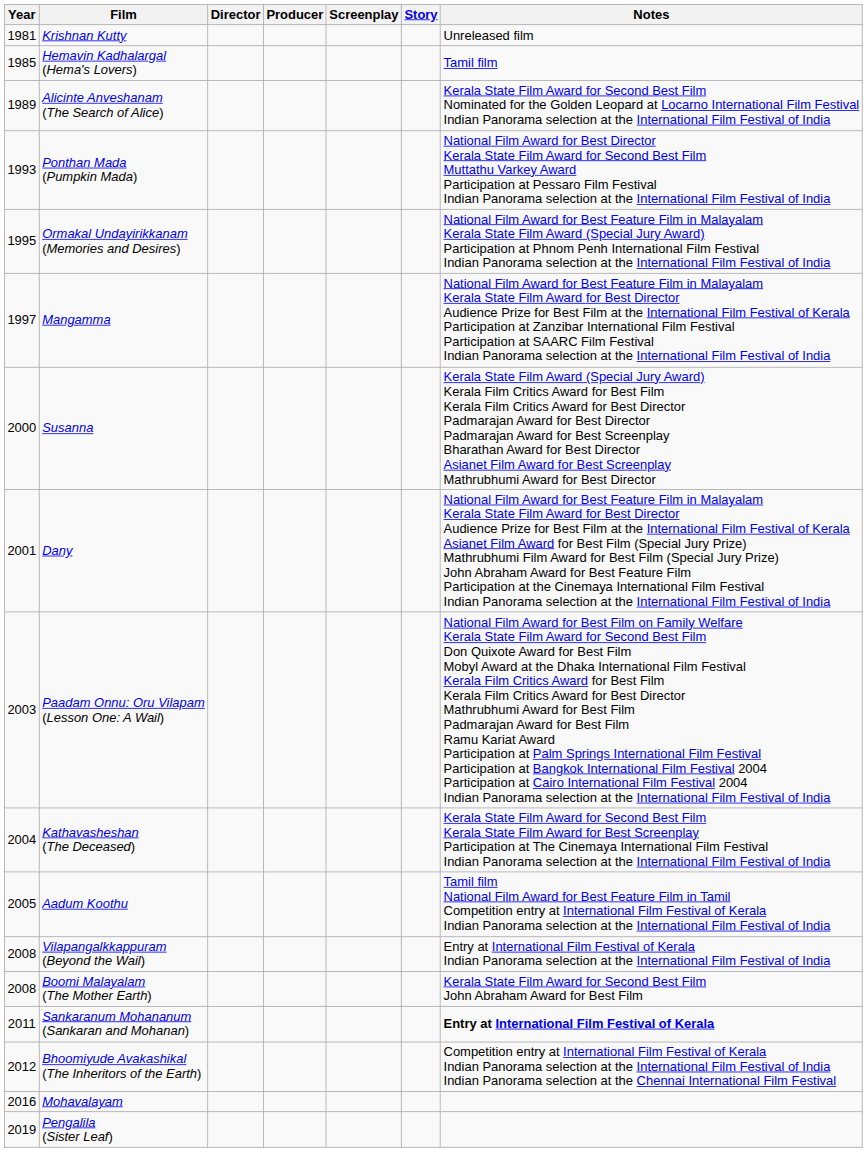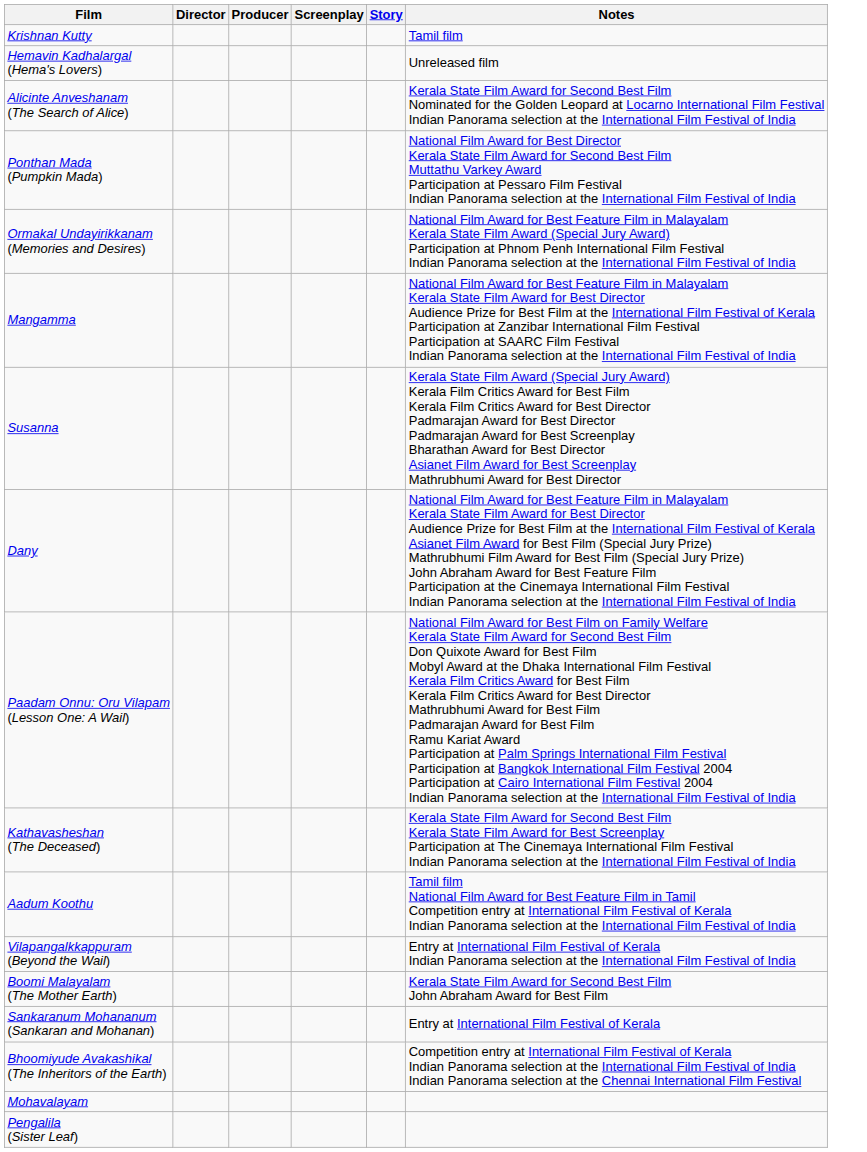- column: (22, 14)
(489, 35) Unreleased film -> (436, 35) Tamil film
(471, 63) Tamil film -> (454, 63) Unreleased film
(579, 1024) bold -> (534, 1024) normal
